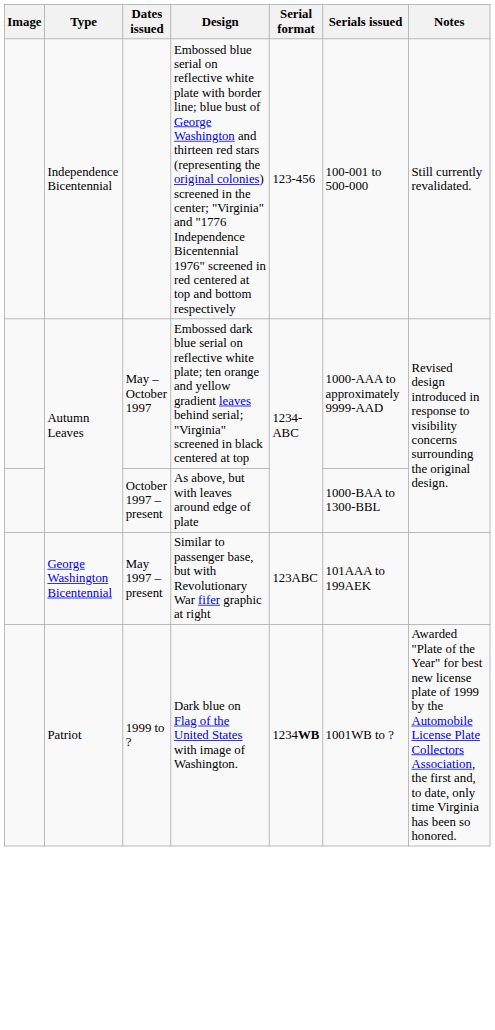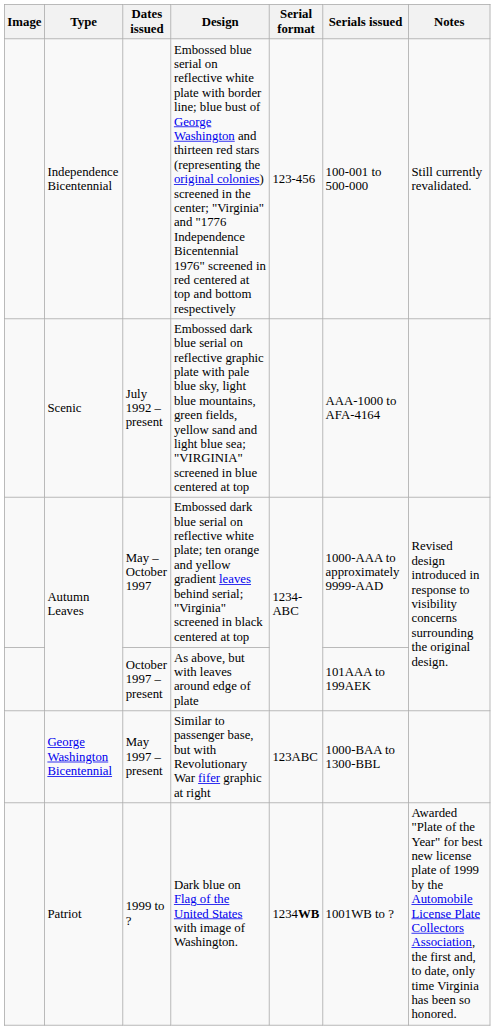+ row: (144, 408)
(360, 500) 1000-BAA to 1300-BBL -> (355, 679) 101AAA to 199AEK
(355, 578) 101AAA to 199AEK -> (360, 756) 1000-BAA to 1300-BBL
